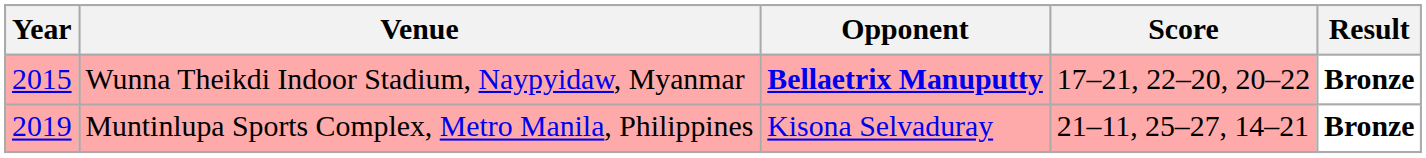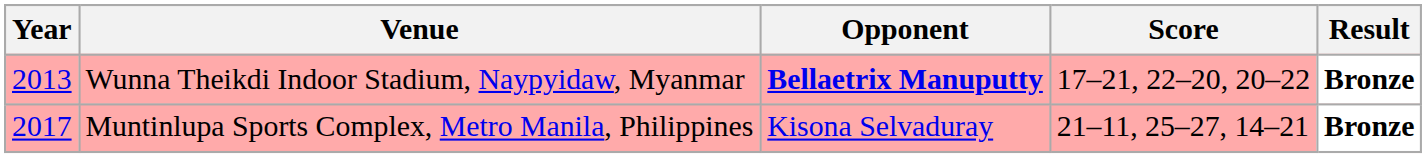(42, 78) 2015 -> (42, 78) 2013
(42, 127) 2019 -> (42, 127) 2017
